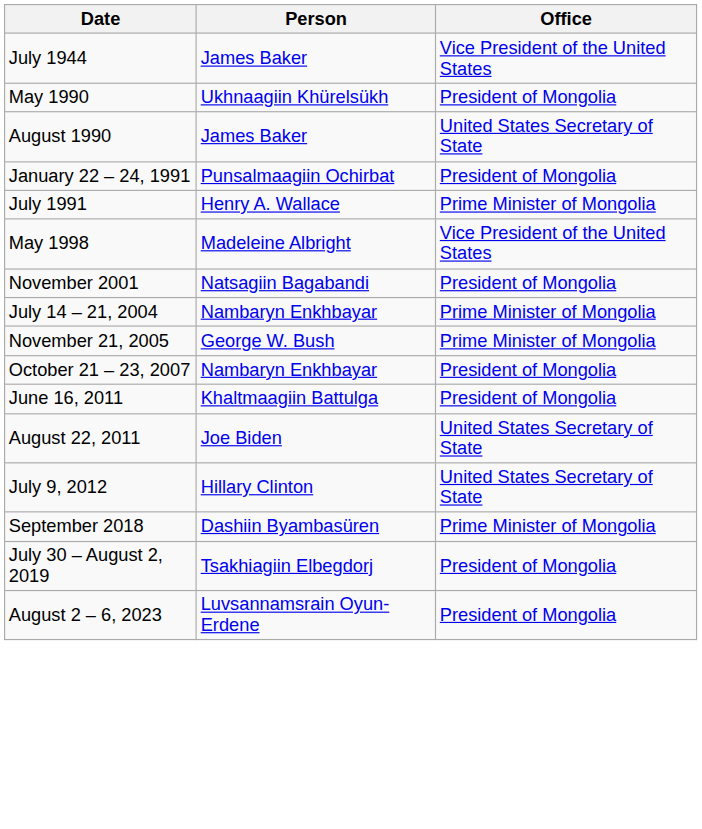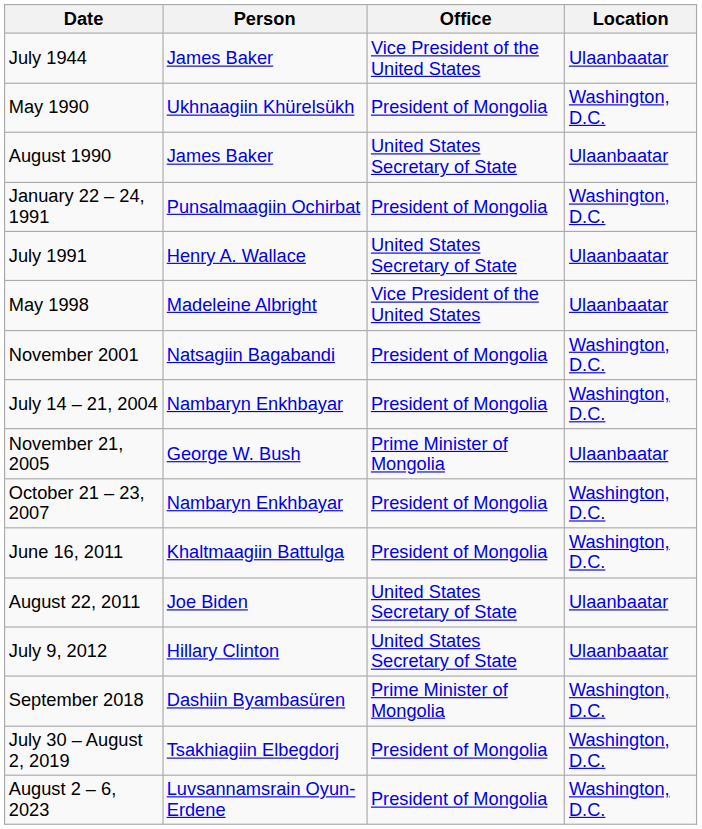+ column: (631, 18)
(548, 204) Prime Minister of Mongolia -> (444, 255) United States Secretary of State
(548, 311) Prime Minister of Mongolia -> (459, 404) President of Mongolia
